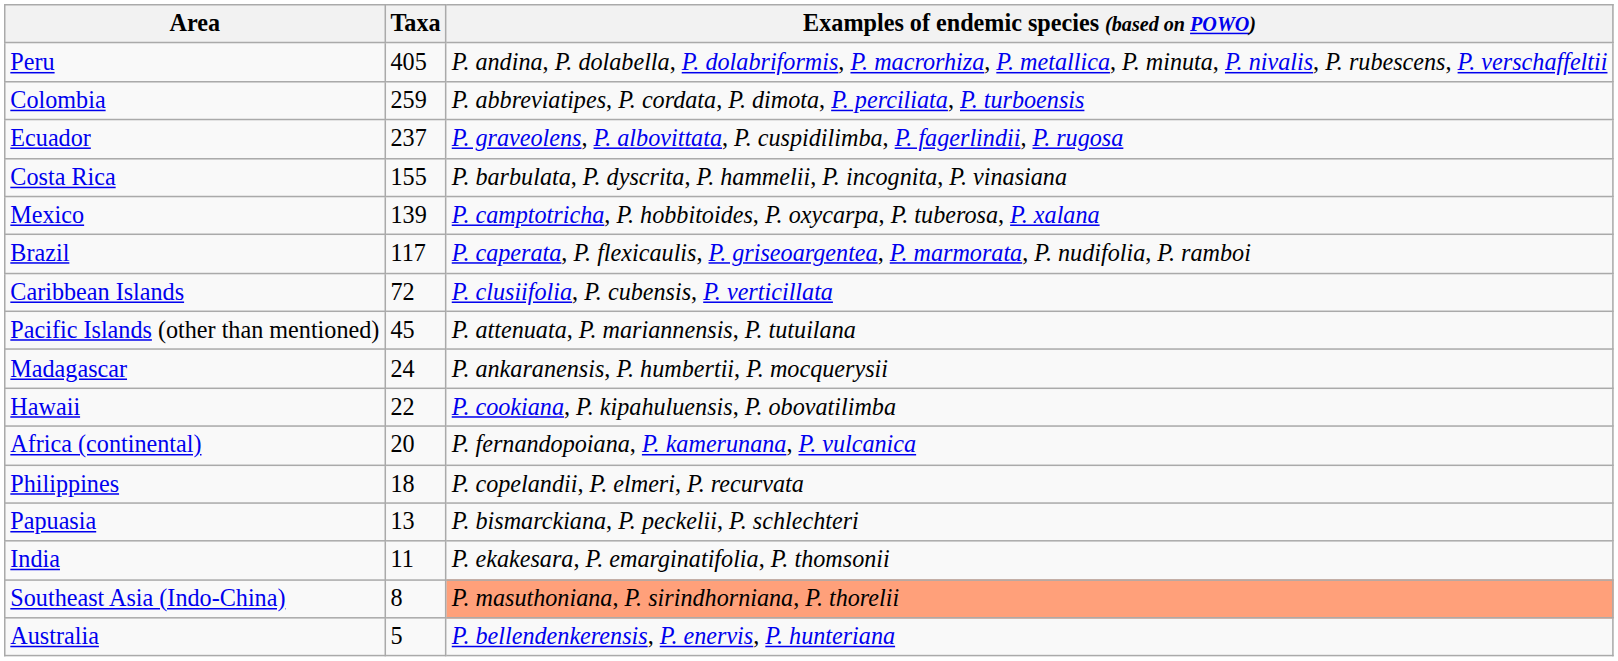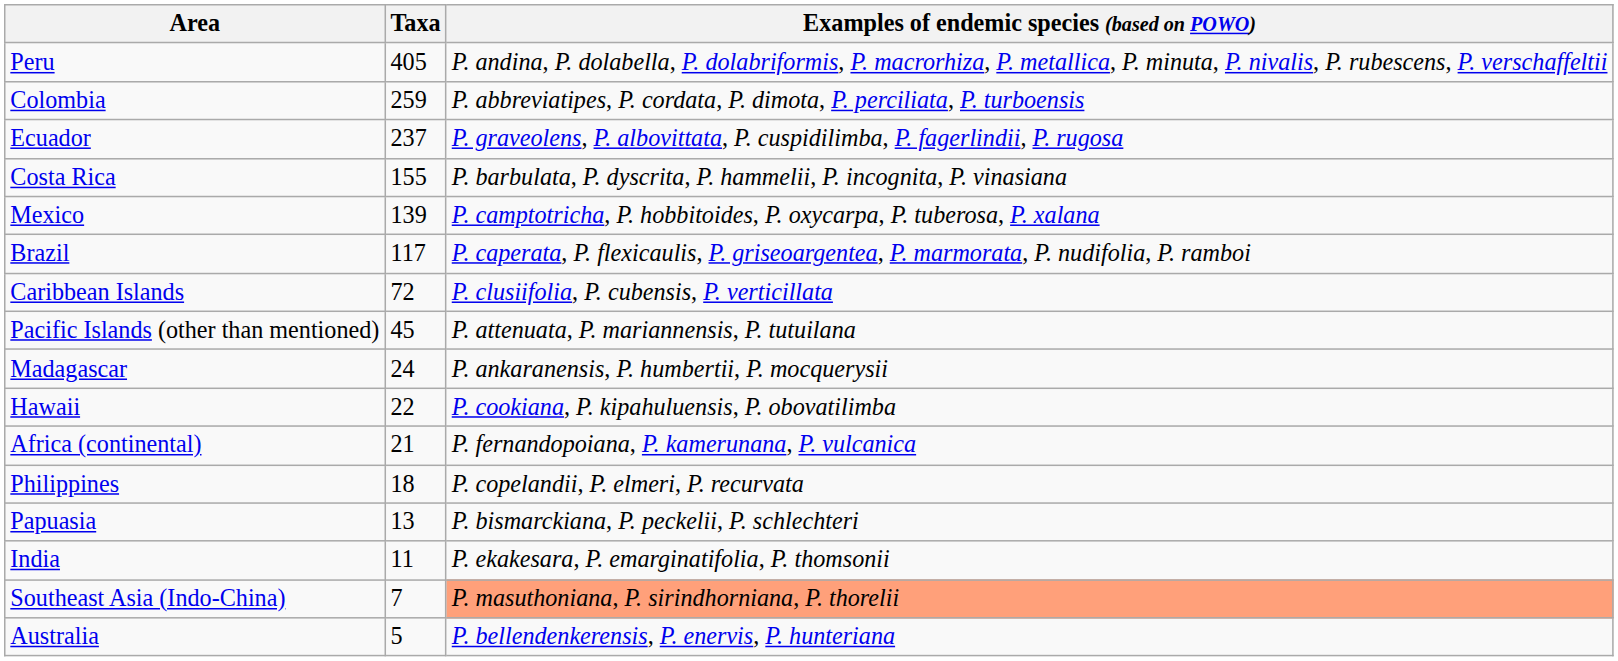(403, 445) 20 -> (403, 445) 21
(397, 598) 8 -> (397, 598) 7
